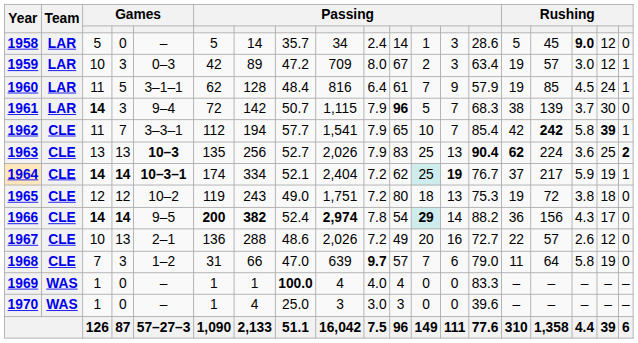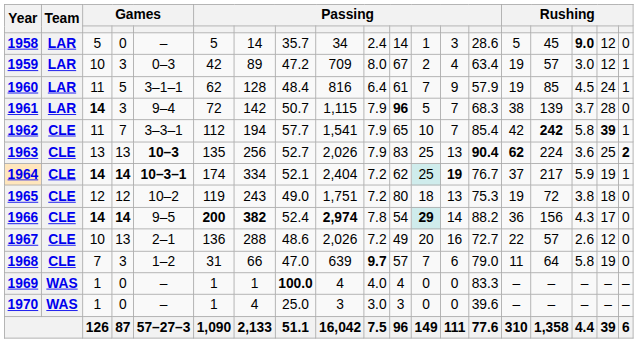(455, 65) 3 -> (455, 65) 4
(608, 109) 30 -> (608, 109) 28
